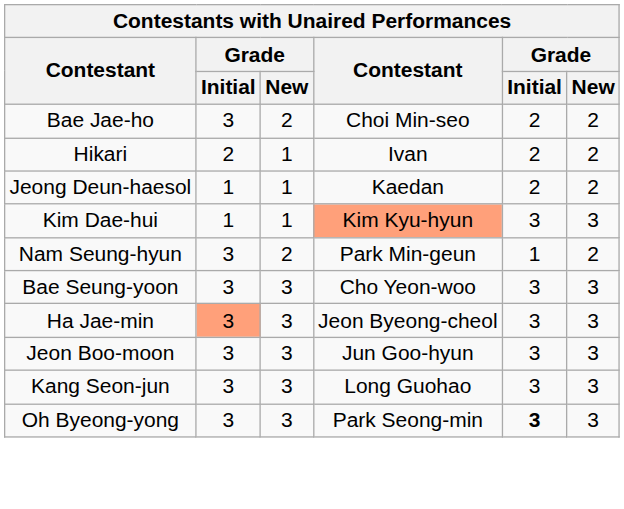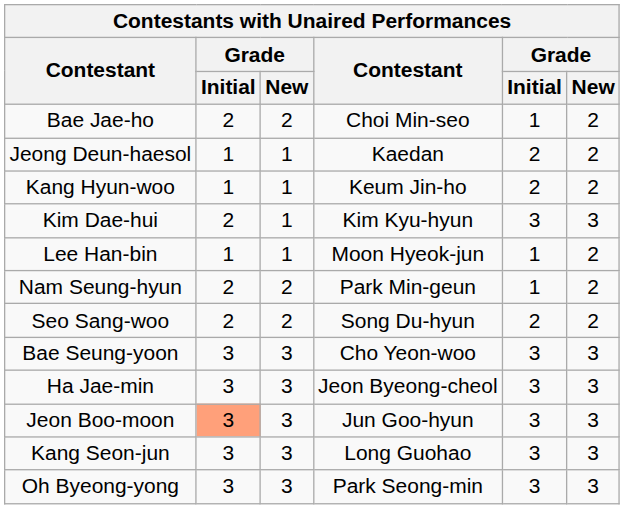(228, 120) 3 -> (228, 120) 2
(535, 120) 2 -> (535, 120) 1
- row: (100, 154)
+ row: (100, 187)
(228, 220) 1 -> (228, 220) 2
(408, 220) lightsalmon background -> (408, 220) no background
+ row: (100, 253)
(228, 253) 3 -> (228, 287) 2
+ row: (100, 320)
(228, 320) lightsalmon background -> (228, 386) no background
(228, 353) no background -> (228, 420) lightsalmon background
(535, 420) bold -> (535, 486) normal
